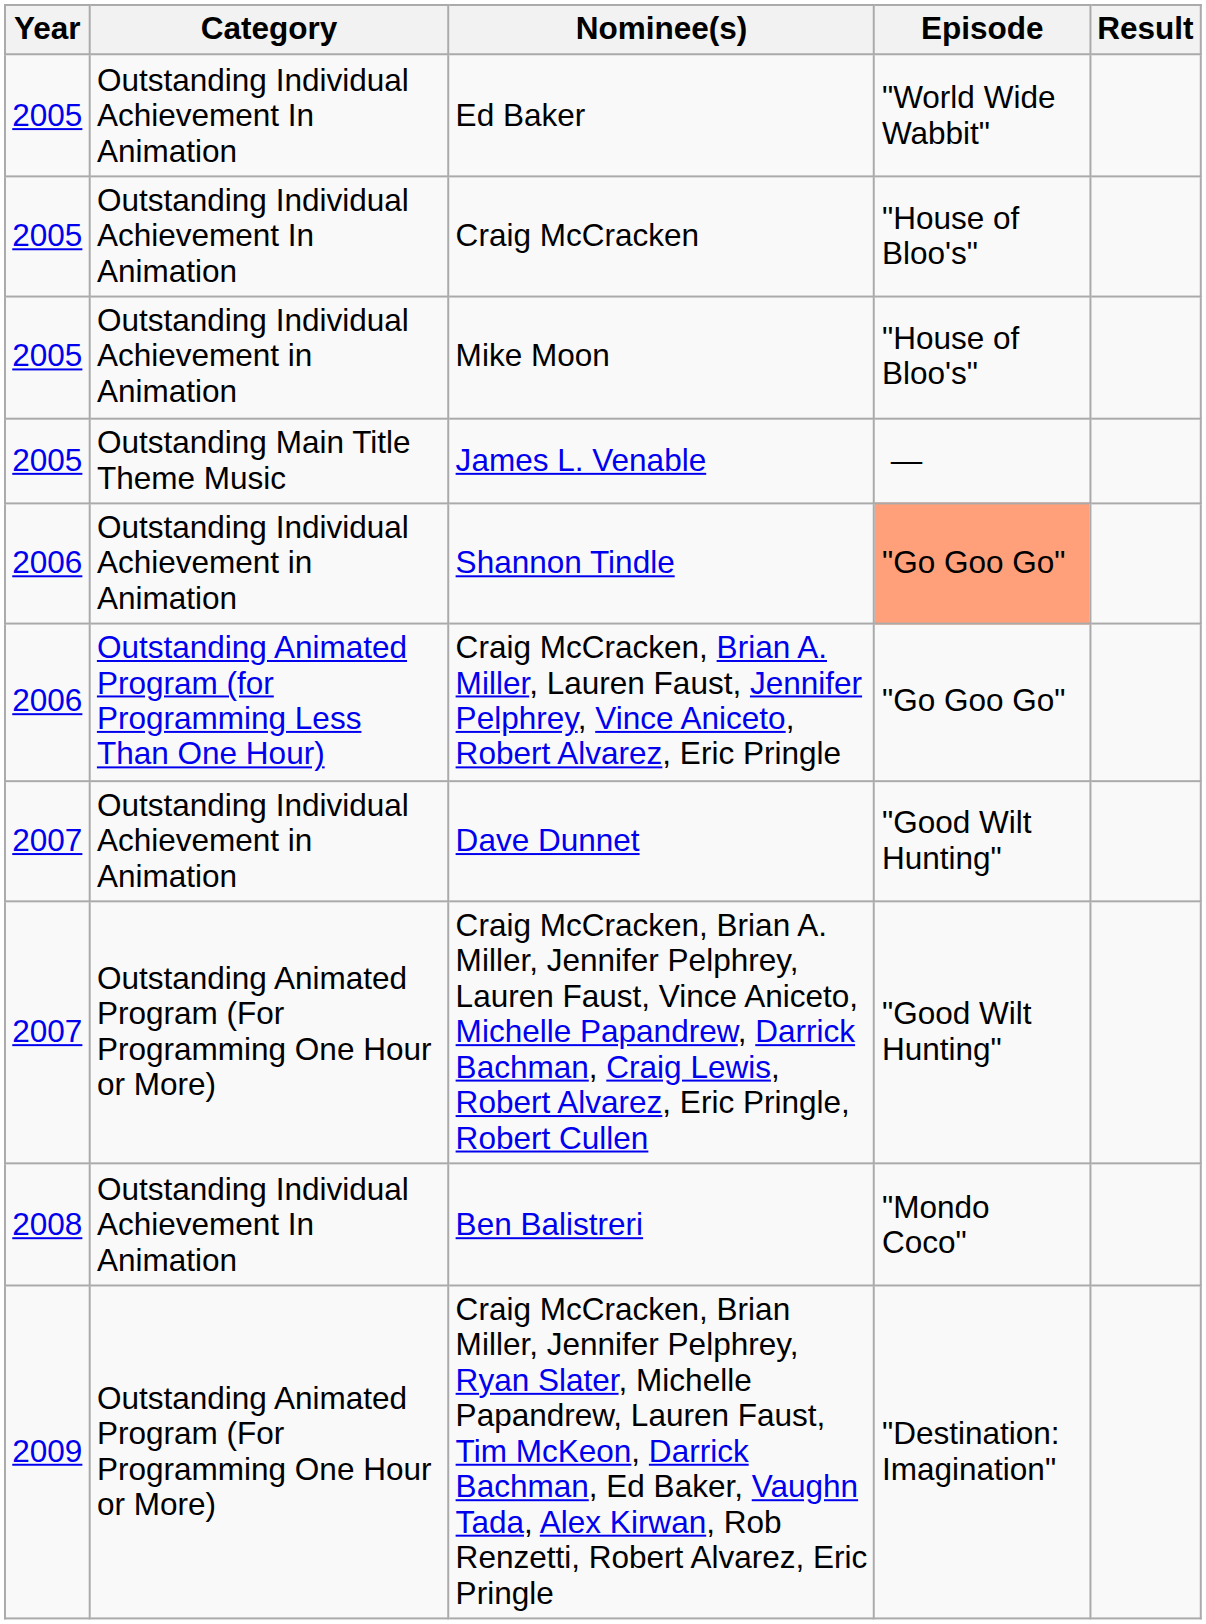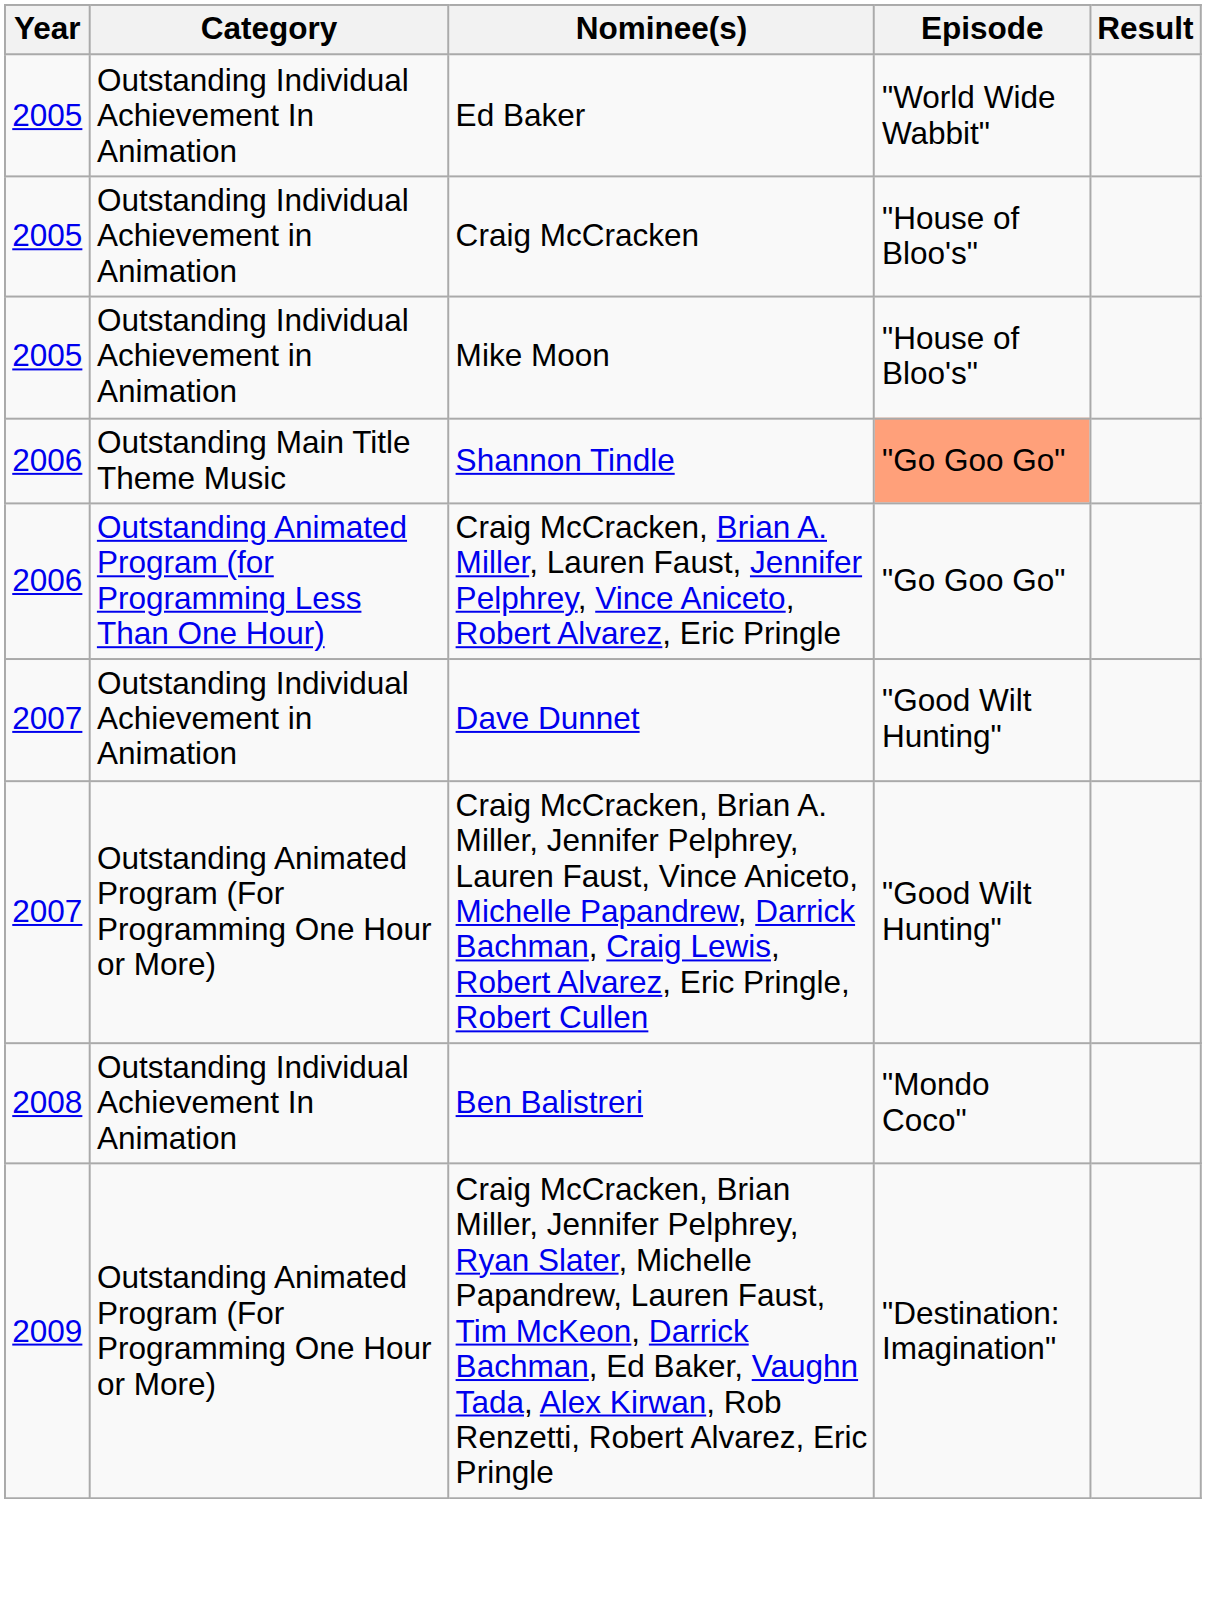(253, 235) Outstanding Individual Achievement In Animation -> (253, 235) Outstanding Individual Achievement in Animation
- row: (581, 459)
(253, 563) Outstanding Individual Achievement in Animation -> (254, 459) Outstanding Main Title Theme Music
